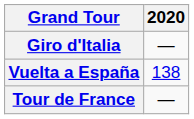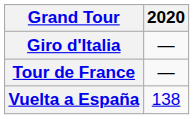rows swapped: (74, 99) <-> (74, 72)
